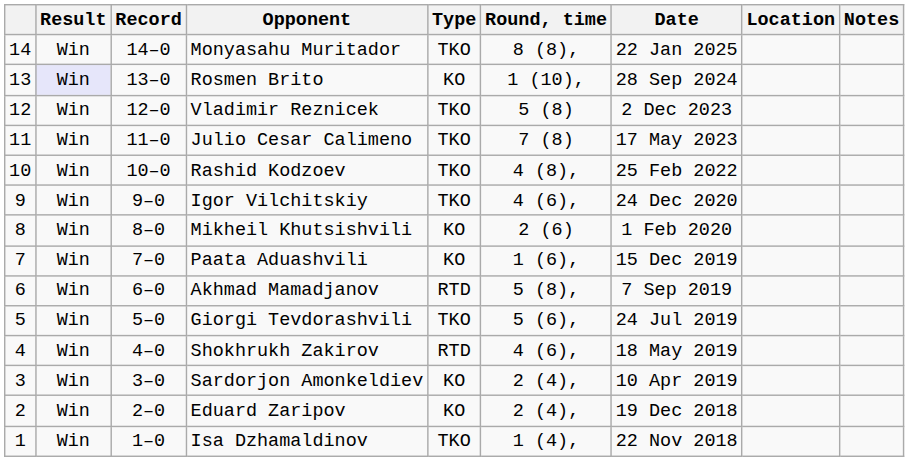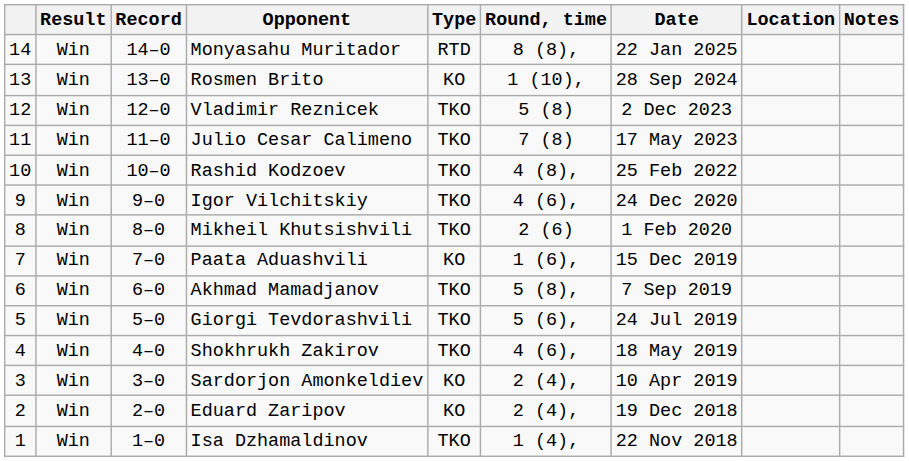(454, 50) TKO -> (454, 50) RTD
(73, 80) lavender background -> (73, 80) no background
(454, 230) KO -> (454, 230) TKO
(454, 291) RTD -> (454, 291) TKO
(454, 351) RTD -> (454, 351) TKO
